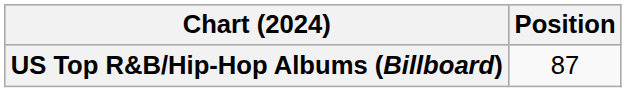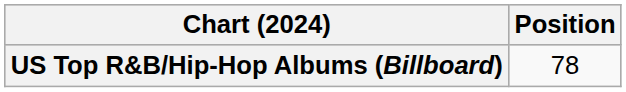(565, 65) 87 -> (565, 65) 78
